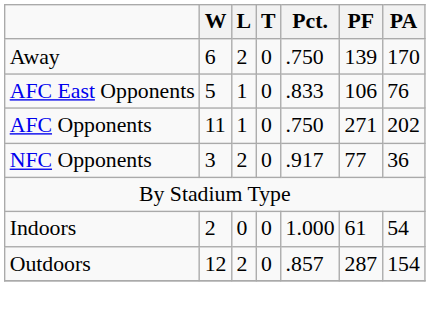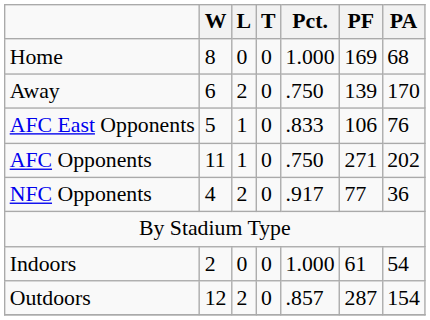+ row: (36, 56)
(210, 159) 3 -> (210, 194) 4
